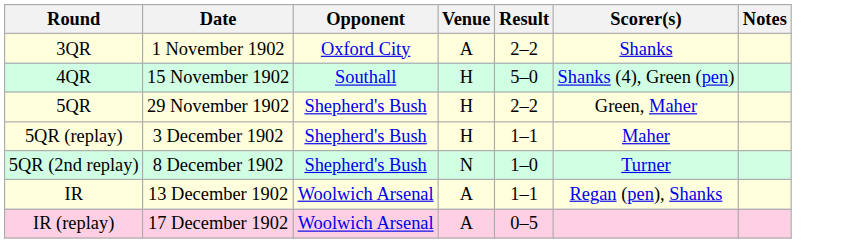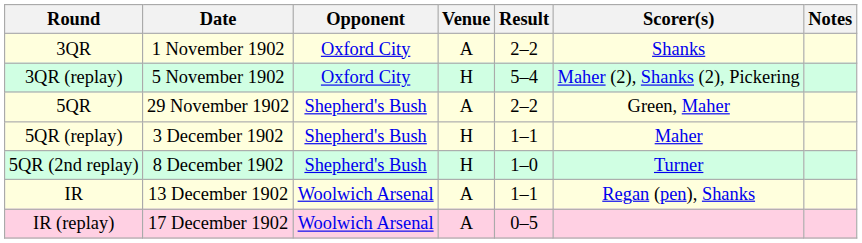+ row: (74, 77)
- row: (74, 77)
(466, 106) H -> (466, 106) A
(466, 164) N -> (466, 164) H
